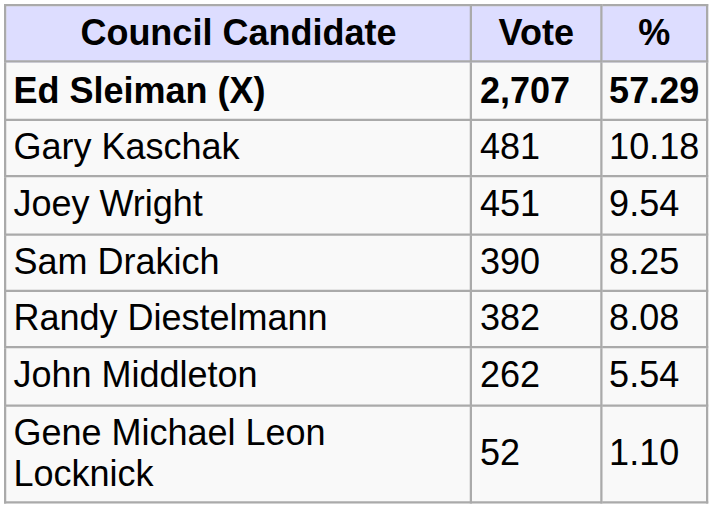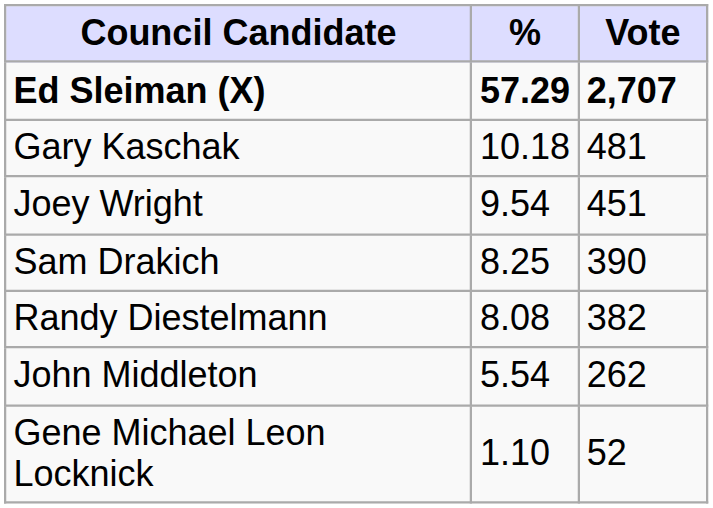columns swapped: (536, 33) <-> (654, 33)
